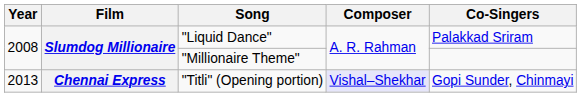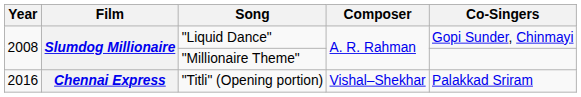(482, 37) Palakkad Sriram -> (503, 37) Gopi Sunder, Chinmayi
(23, 80) 2013 -> (23, 80) 2016
(378, 80) lavender background -> (378, 80) no background
(503, 80) Gopi Sunder, Chinmayi -> (482, 80) Palakkad Sriram
